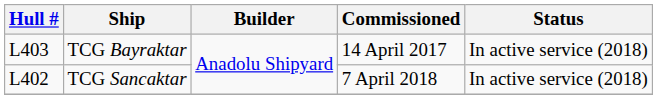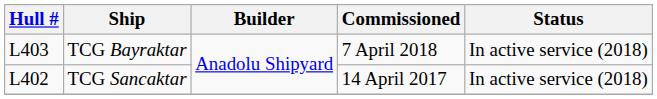(394, 49) 14 April 2017 -> (390, 49) 7 April 2018
(390, 79) 7 April 2018 -> (394, 79) 14 April 2017
